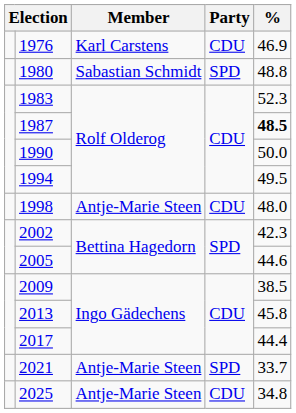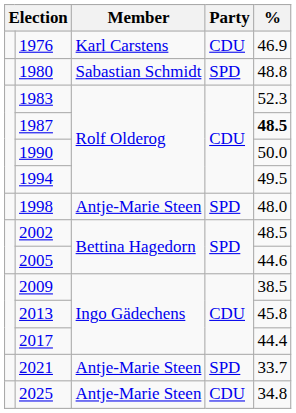(227, 206) CDU -> (225, 206) SPD
(272, 233) 42.3 -> (272, 233) 48.5
